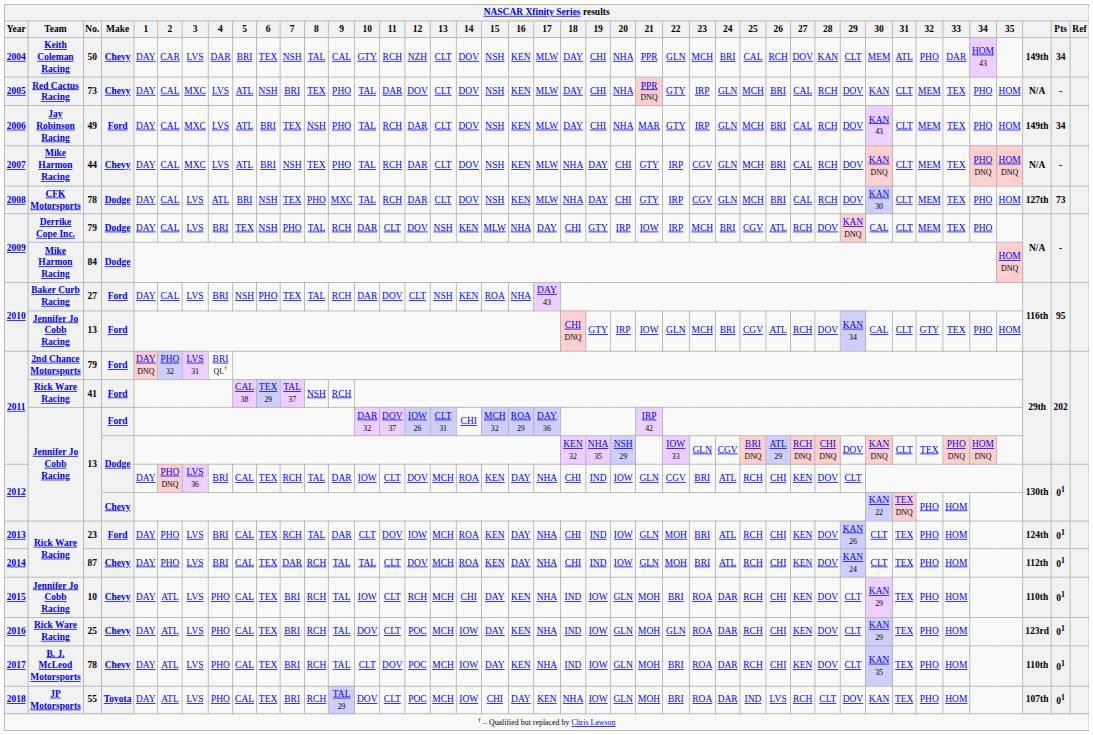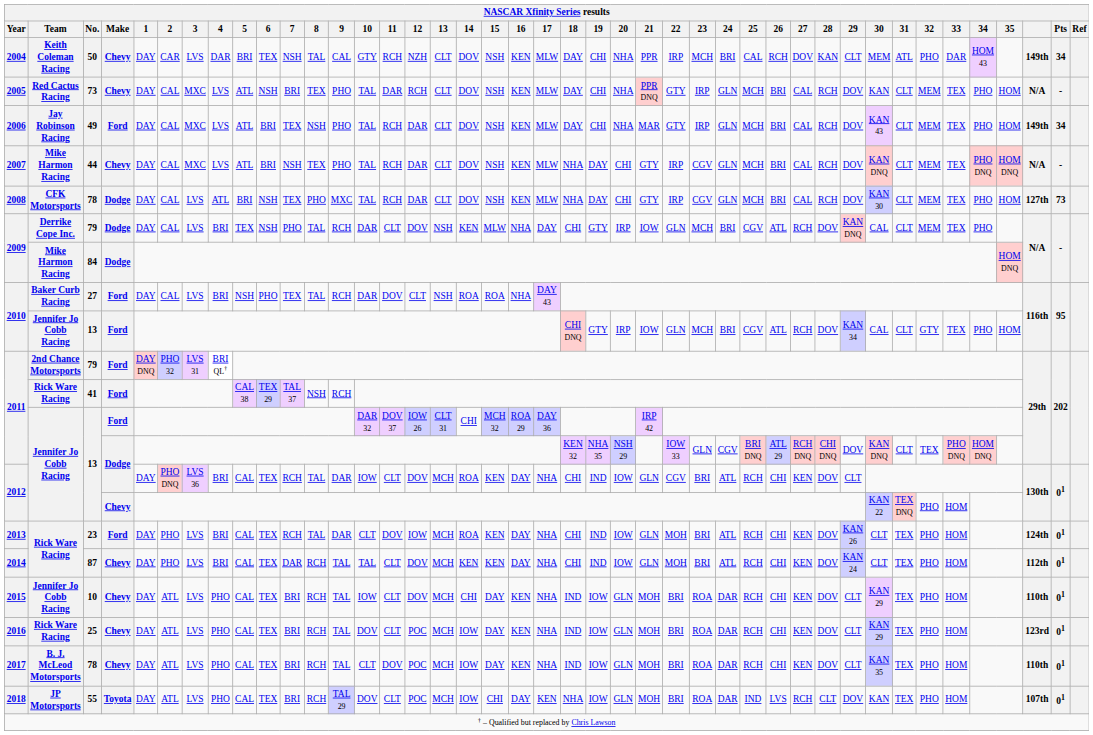(676, 57) GLN -> (676, 57) IRP
(417, 91) DOV -> (417, 91) RCH
(676, 228) IRP -> (676, 228) GLN
(469, 296) KEN -> (469, 296) ROA
(469, 563) ROA -> (469, 563) KEN
(417, 597) RCH -> (417, 597) DOV
(676, 631) GLN -> (676, 631) BRI
